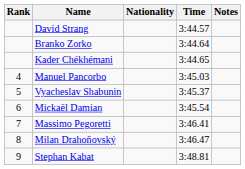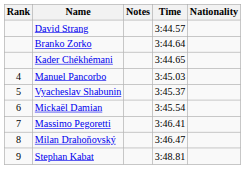columns swapped: (150, 12) <-> (226, 12)
